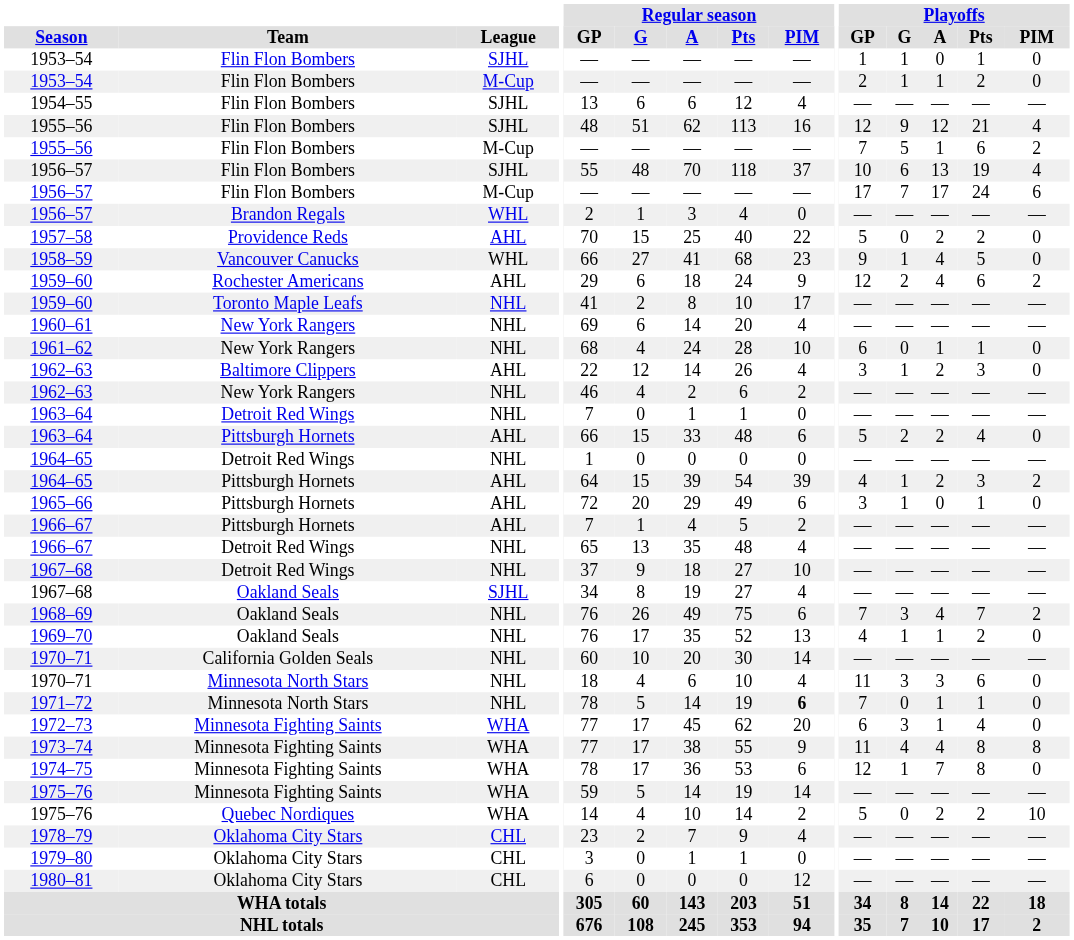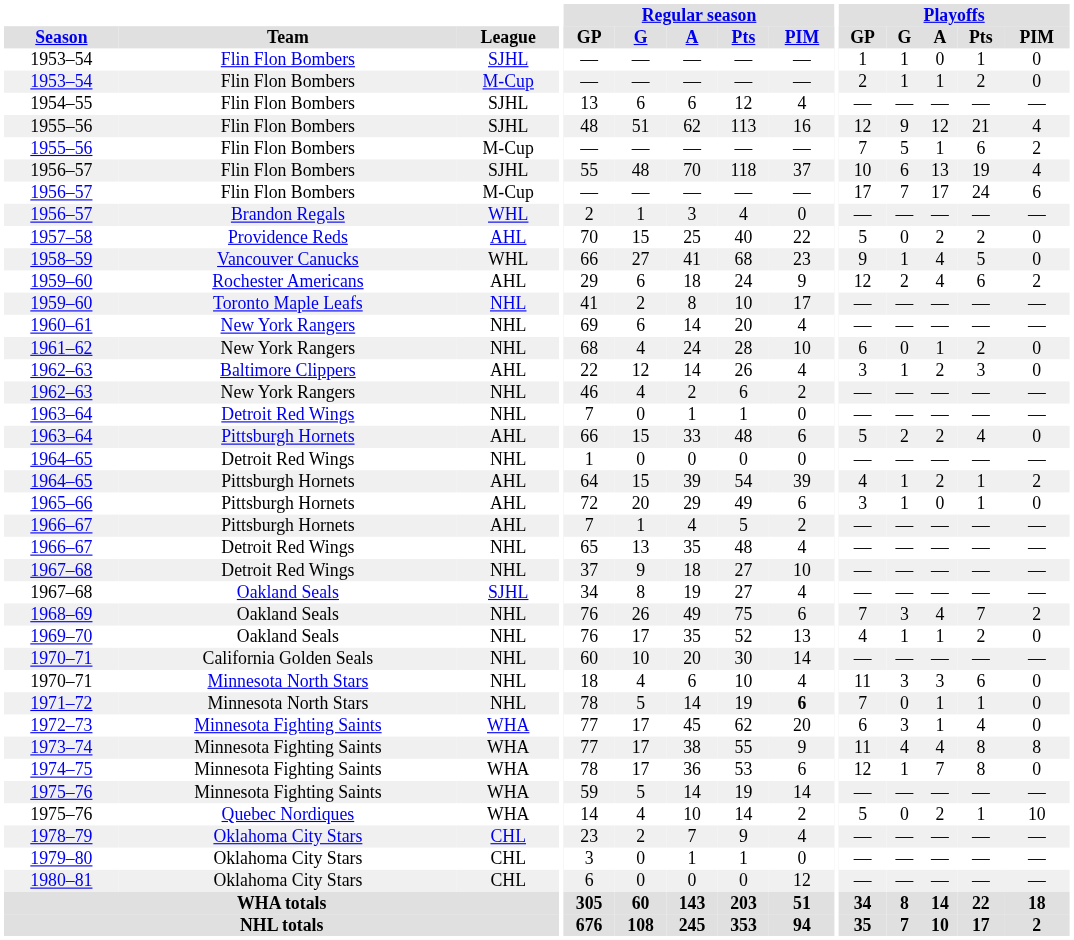(981, 348) 1 -> (981, 348) 2
(981, 481) 3 -> (981, 481) 1
(981, 814) 2 -> (981, 814) 1
